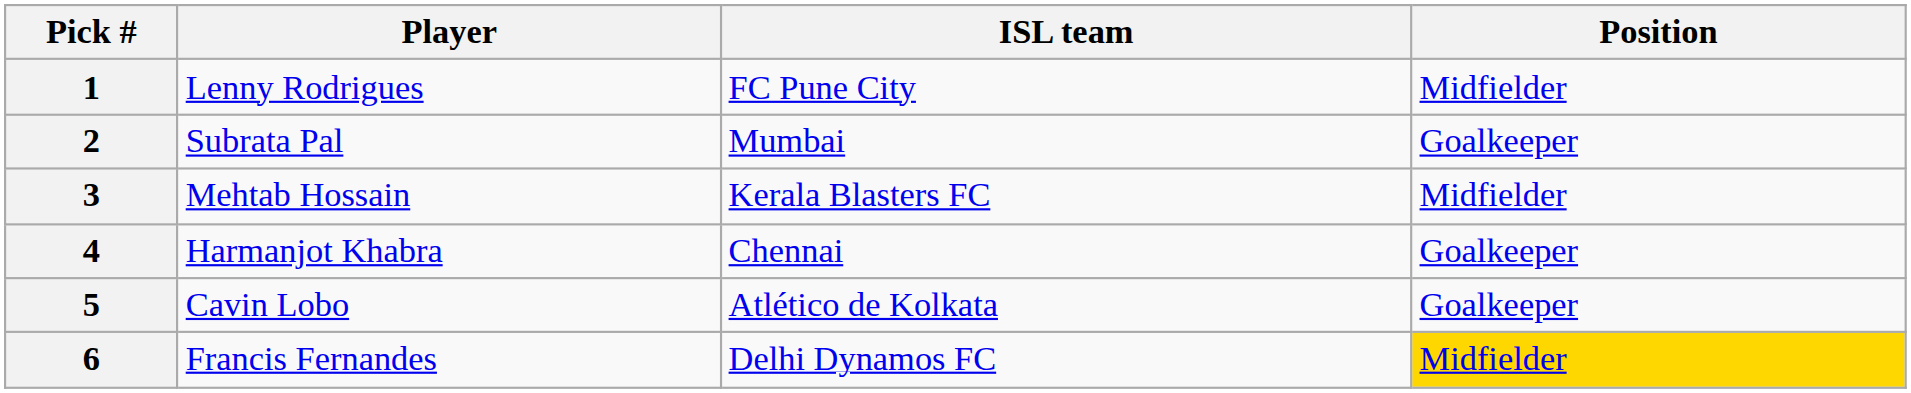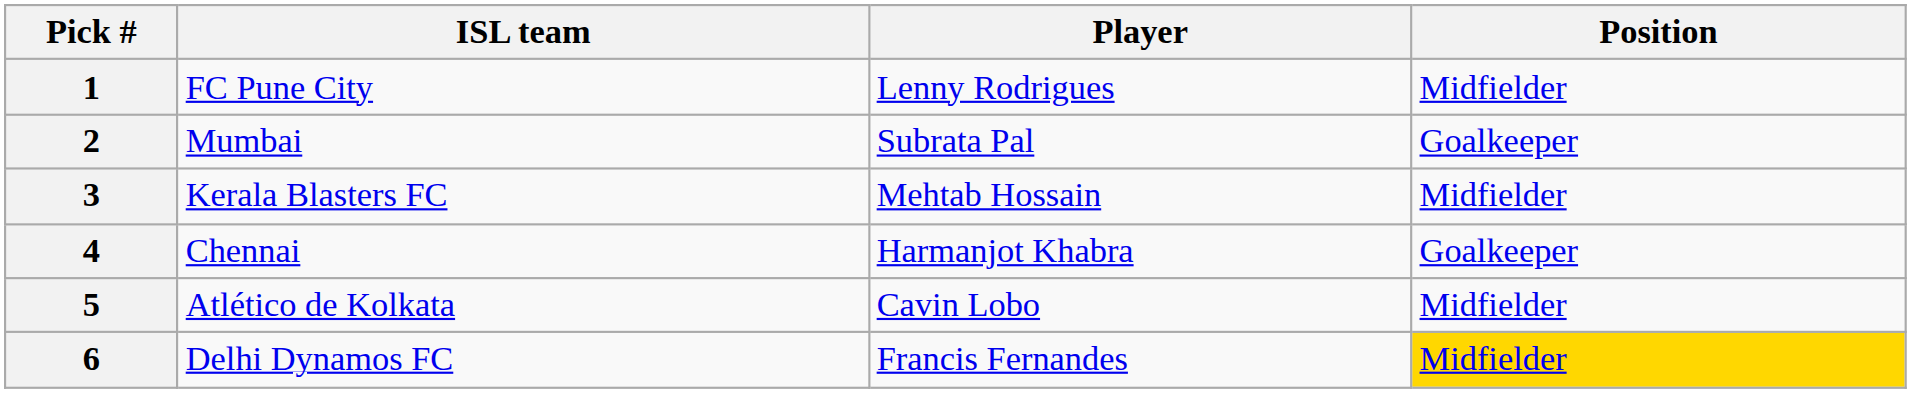columns swapped: (1066, 31) <-> (449, 31)
(1499, 304) Goalkeeper -> (1493, 304) Midfielder
